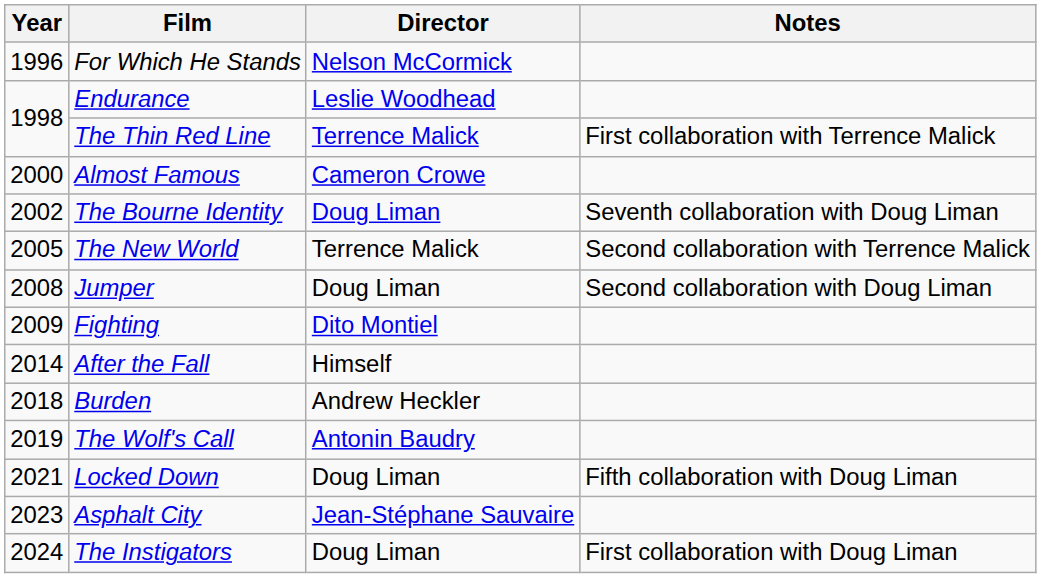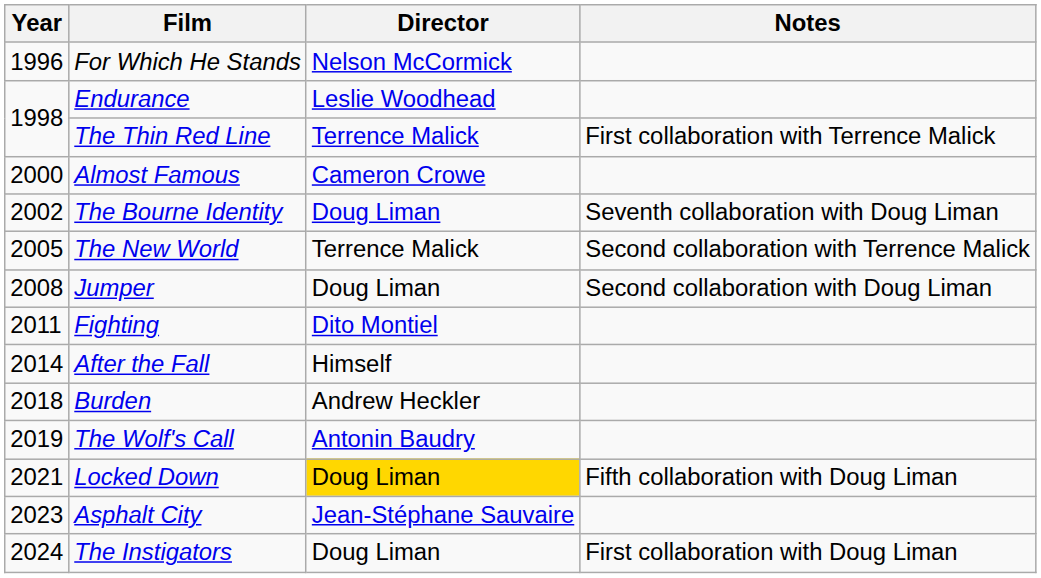(37, 325) 2009 -> (36, 325) 2011
(376, 477) no background -> (376, 477) gold background
